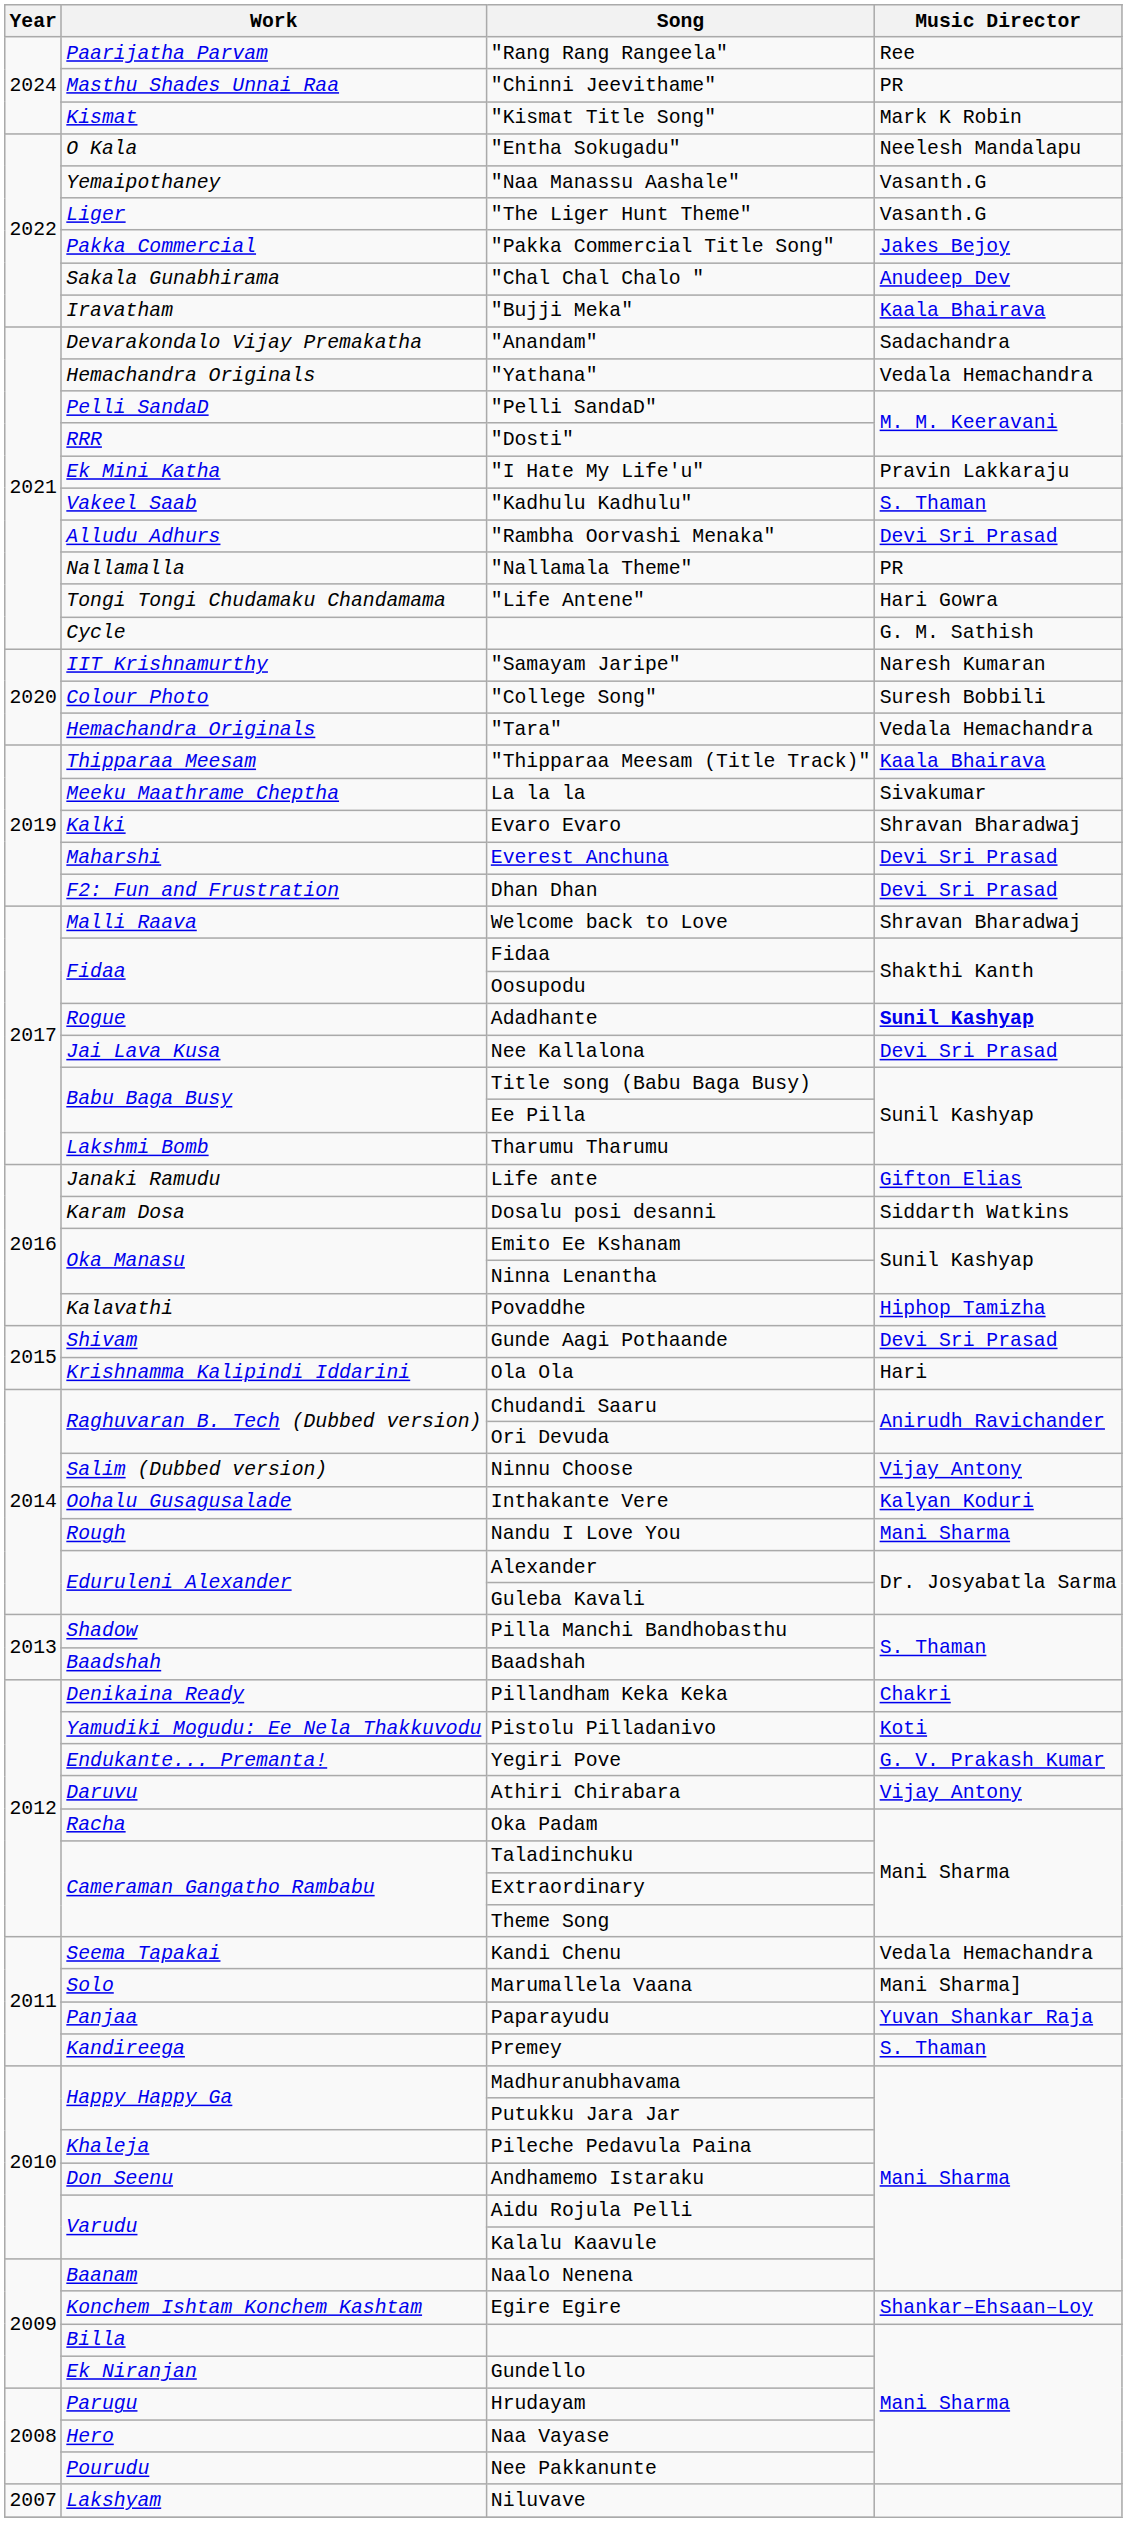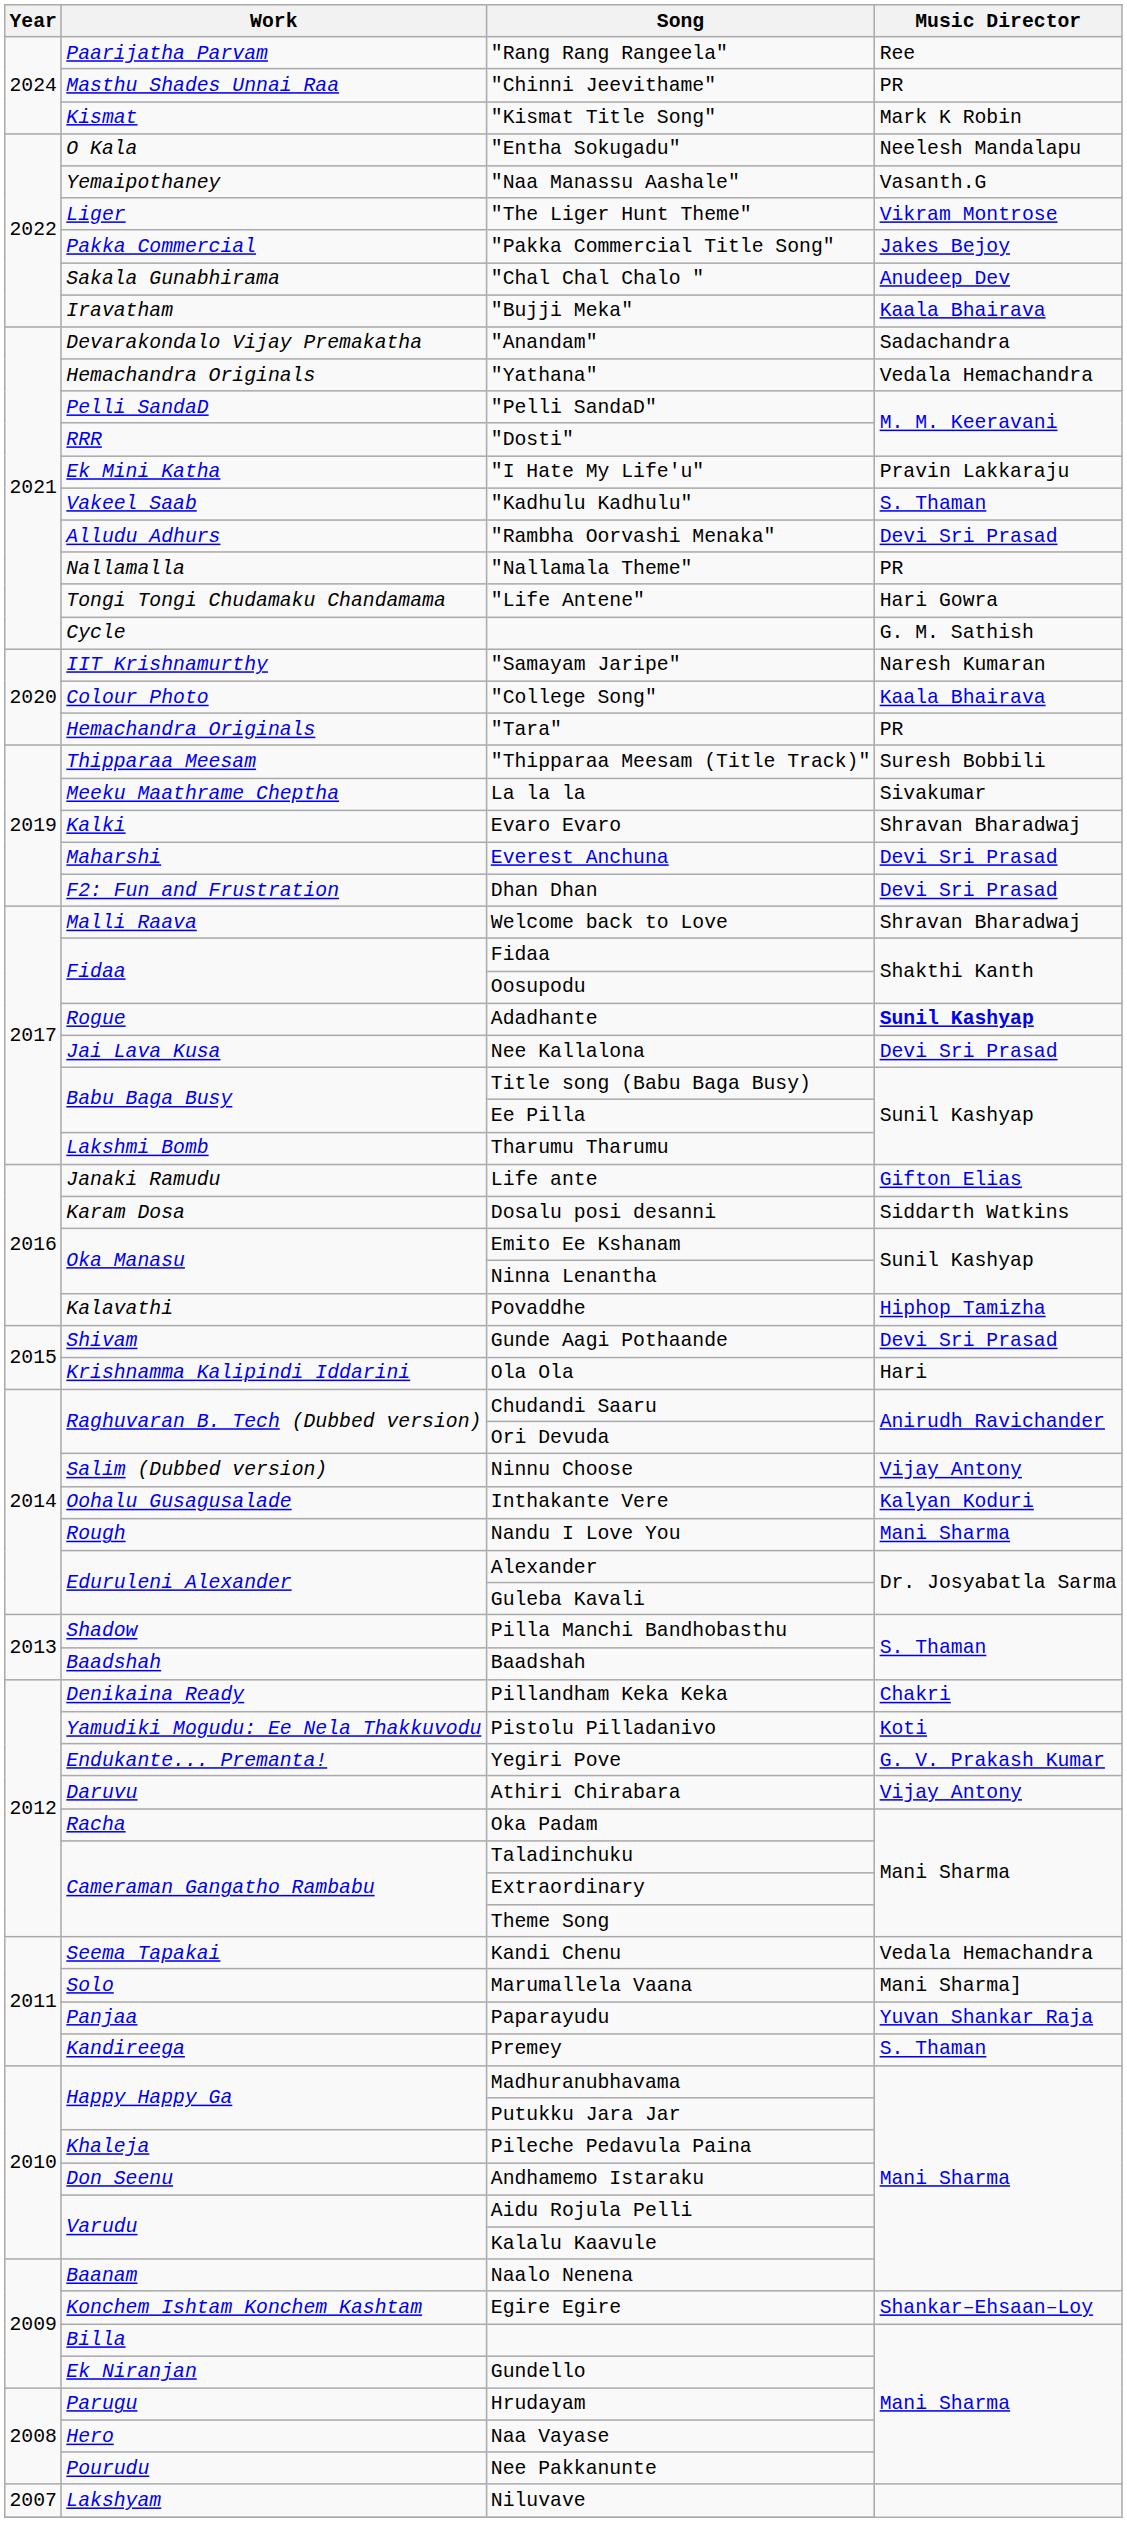(933, 214) Vasanth.G -> (969, 214) Vikram Montrose
(963, 697) Suresh Bobbili -> (963, 697) Kaala Bhairava
(986, 729) Vedala Hemachandra -> (892, 729) PR
(963, 762) Kaala Bhairava -> (963, 762) Suresh Bobbili
